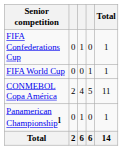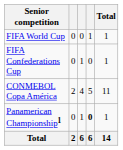rows swapped: (36, 72) <-> (33, 47)
(90, 117) normal -> (90, 117) bold
